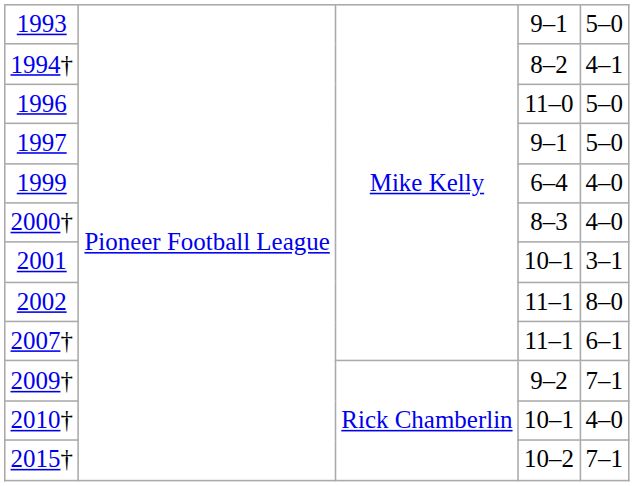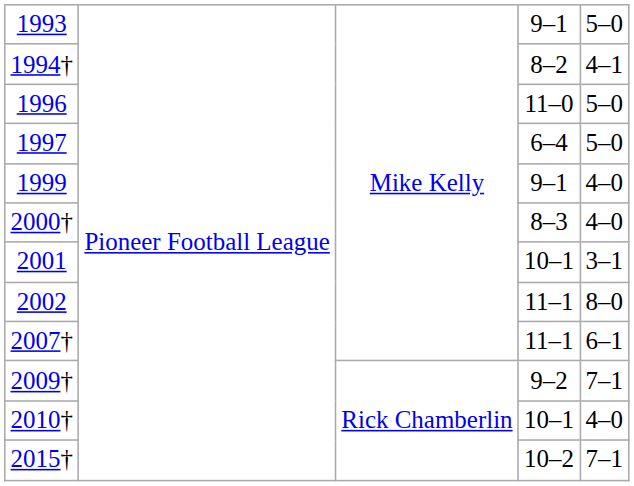(549, 143) 9–1 -> (549, 143) 6–4
(549, 182) 6–4 -> (549, 182) 9–1
